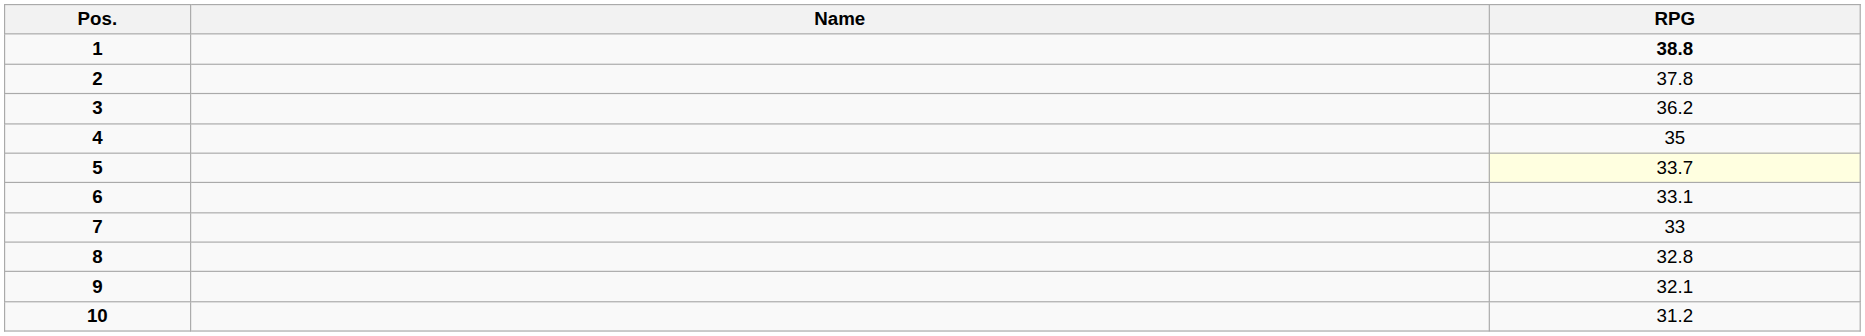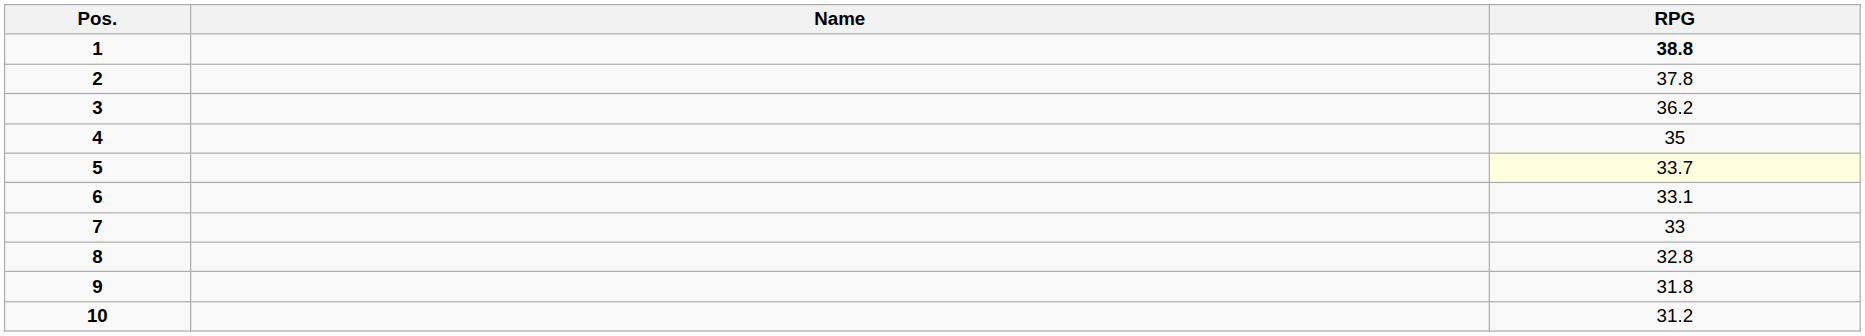(1675, 286) 32.1 -> (1675, 286) 31.8
